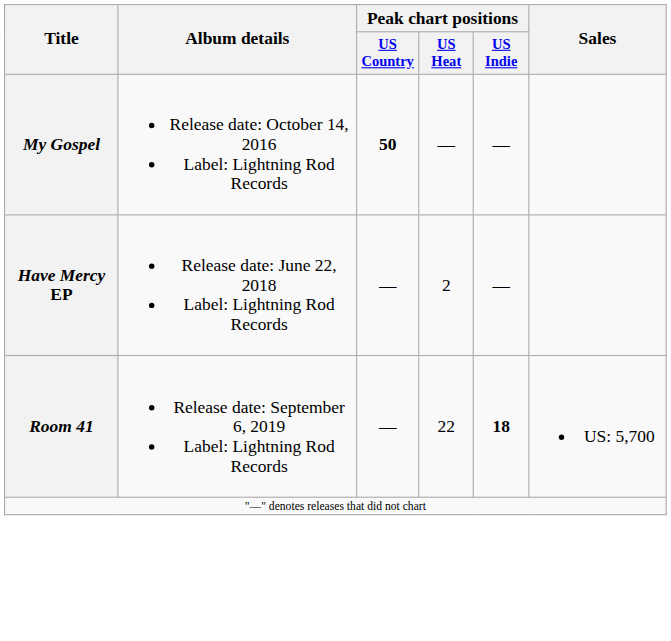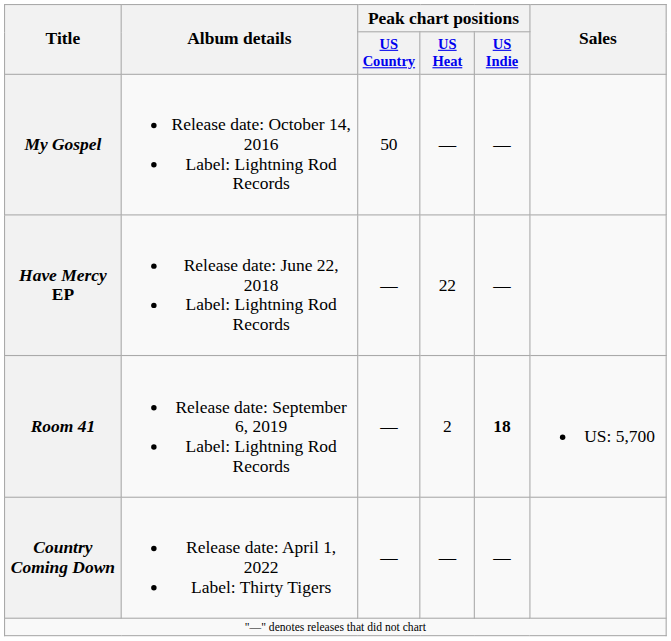(388, 144) bold -> (389, 144) normal
(446, 285) 2 -> (447, 285) 22
(446, 426) 22 -> (447, 426) 2
+ row: (63, 557)
